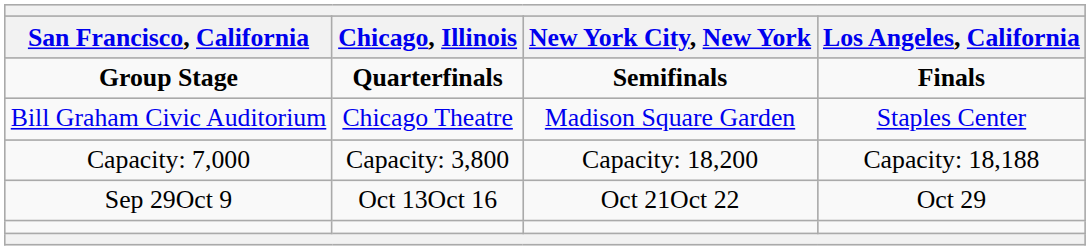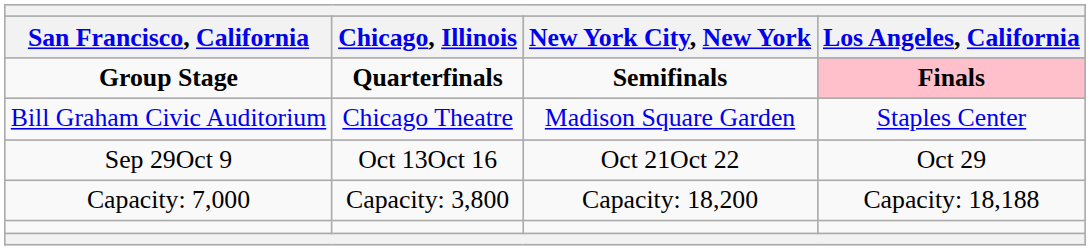(951, 77) no background -> (951, 77) pink background
rows swapped: (168, 159) <-> (169, 200)
